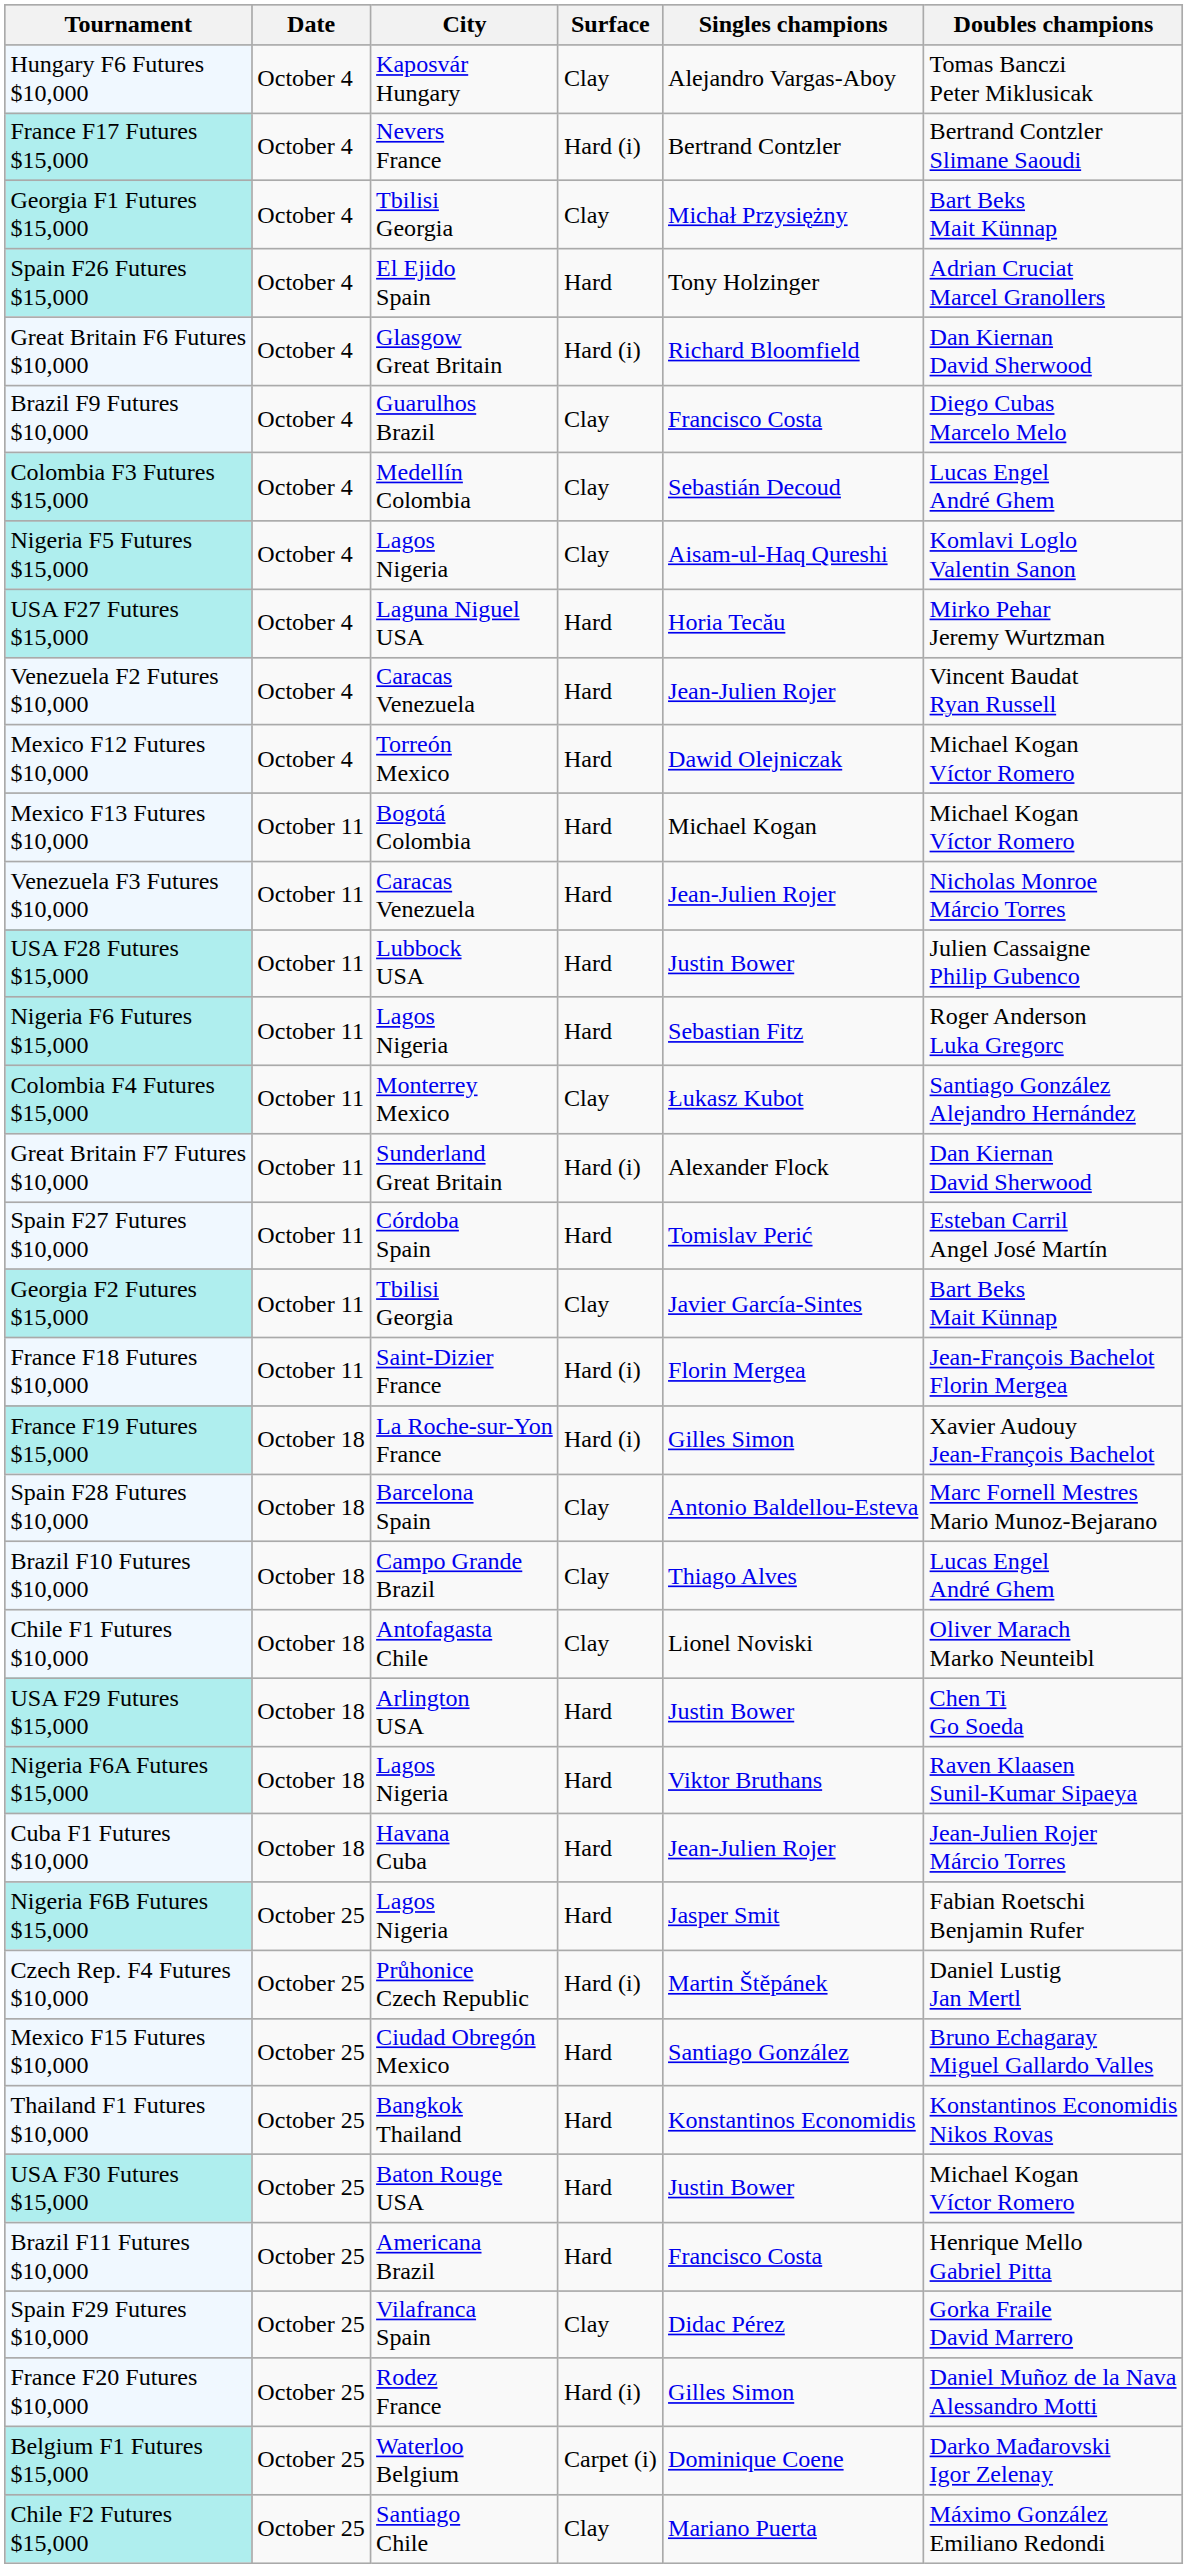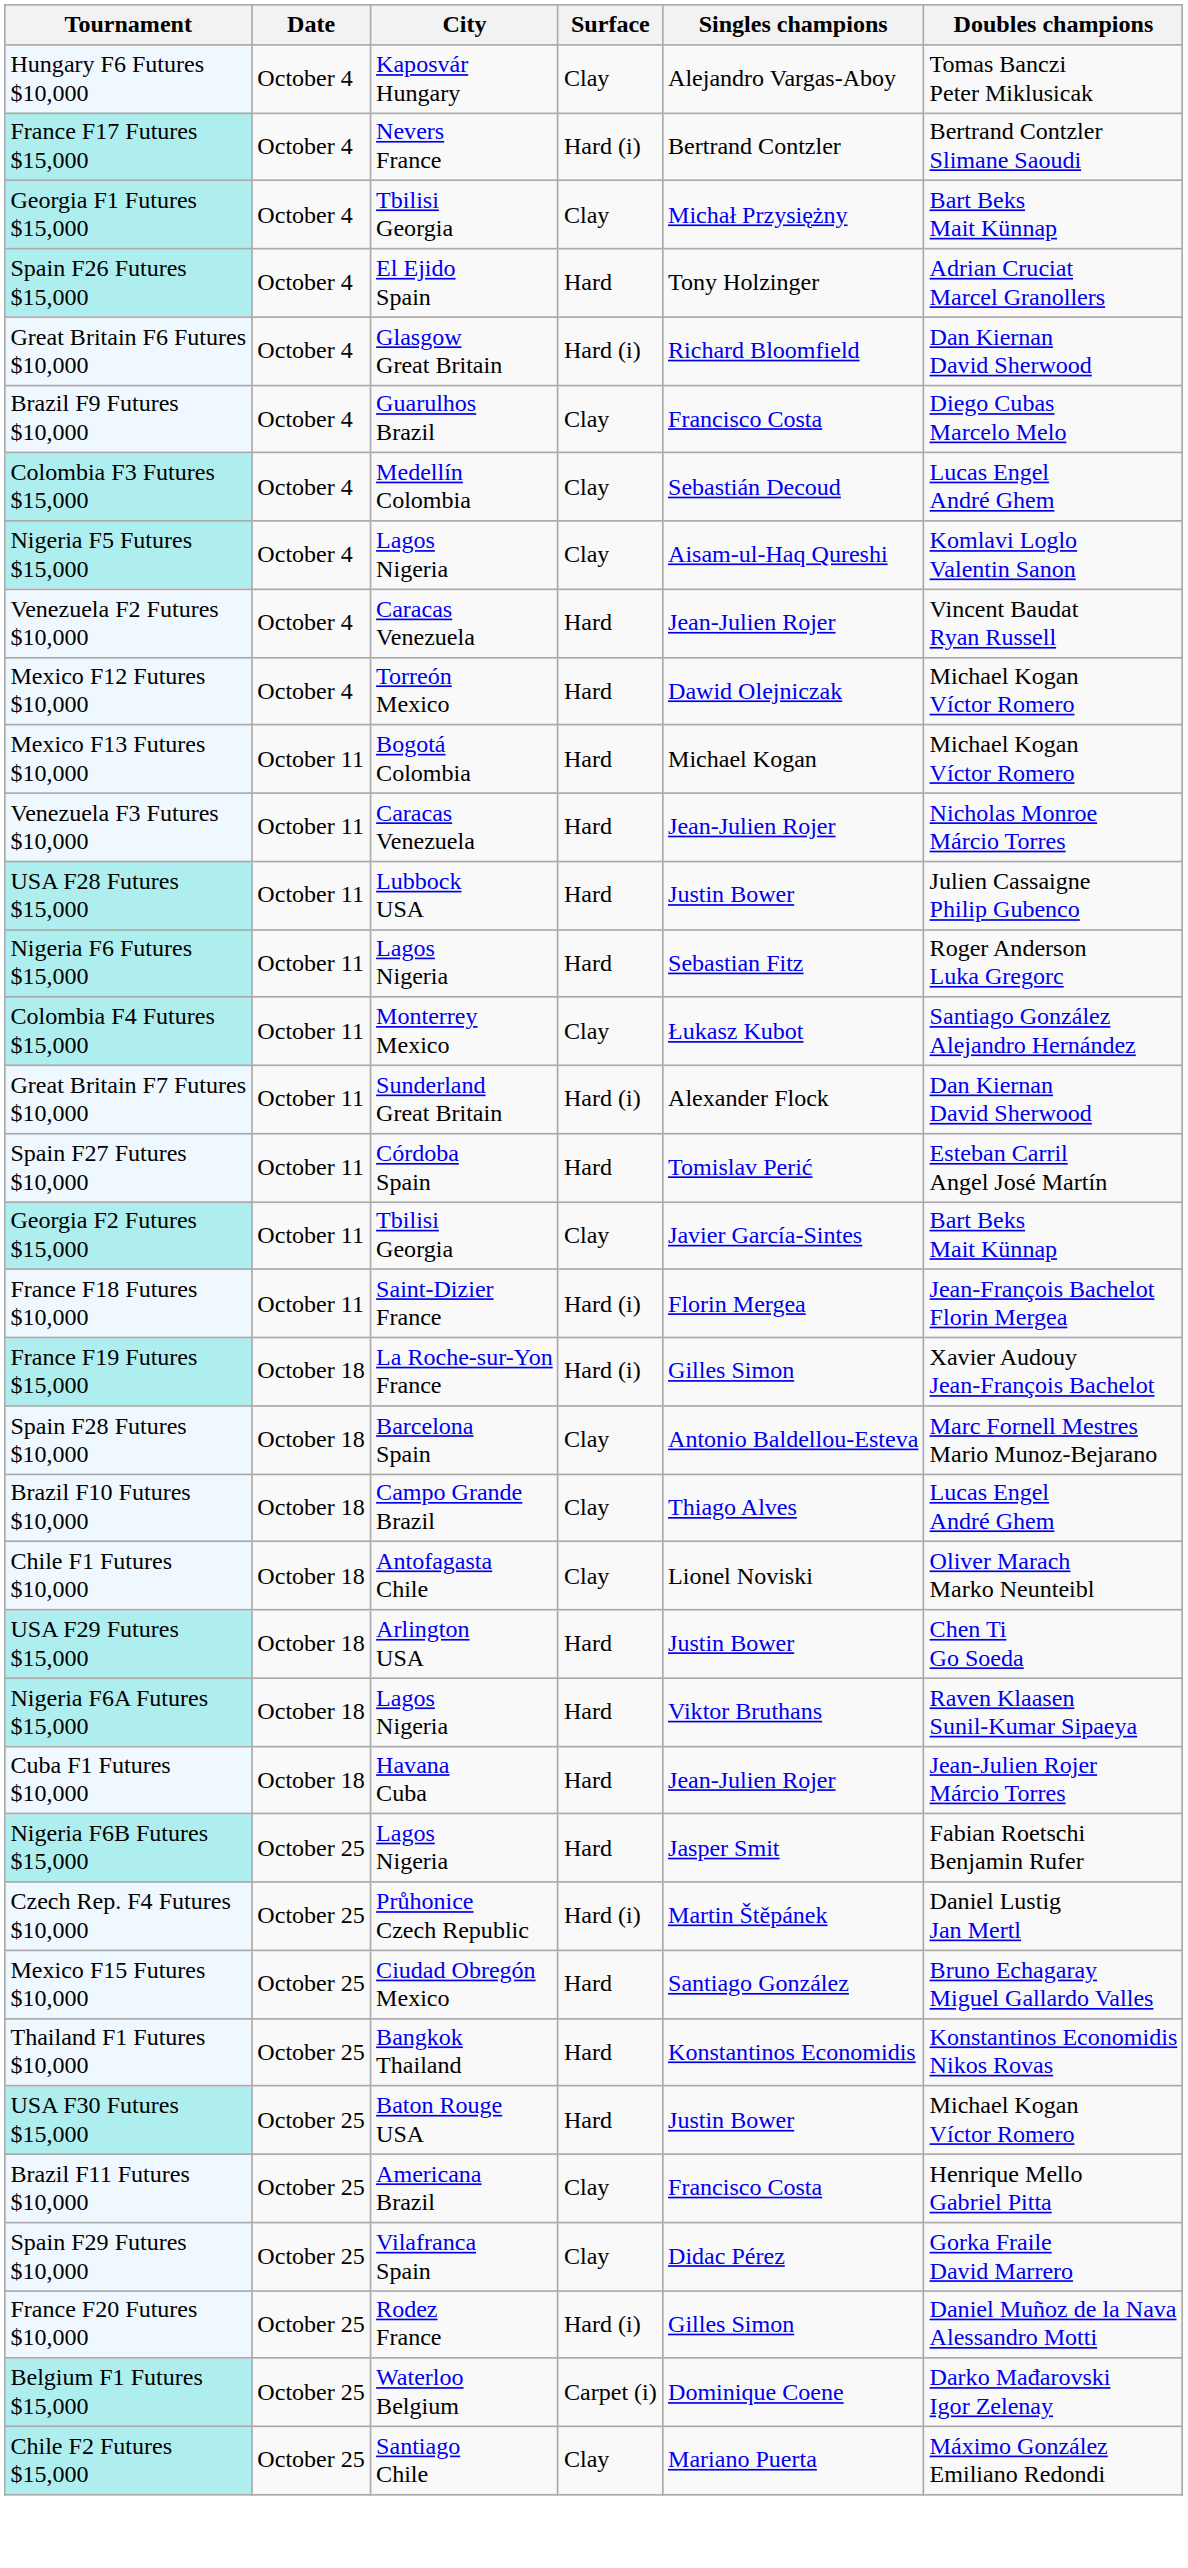- row: (95, 622)
(588, 2256) Hard -> (587, 2188) Clay
